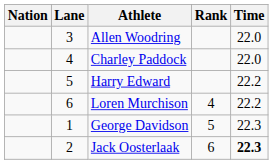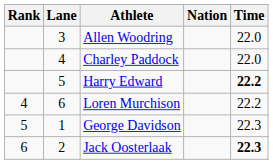columns swapped: (211, 15) <-> (28, 15)
(249, 81) normal -> (249, 81) bold
